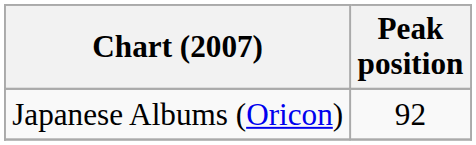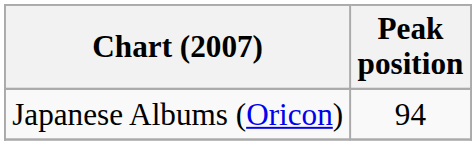(410, 113) 92 -> (410, 113) 94
